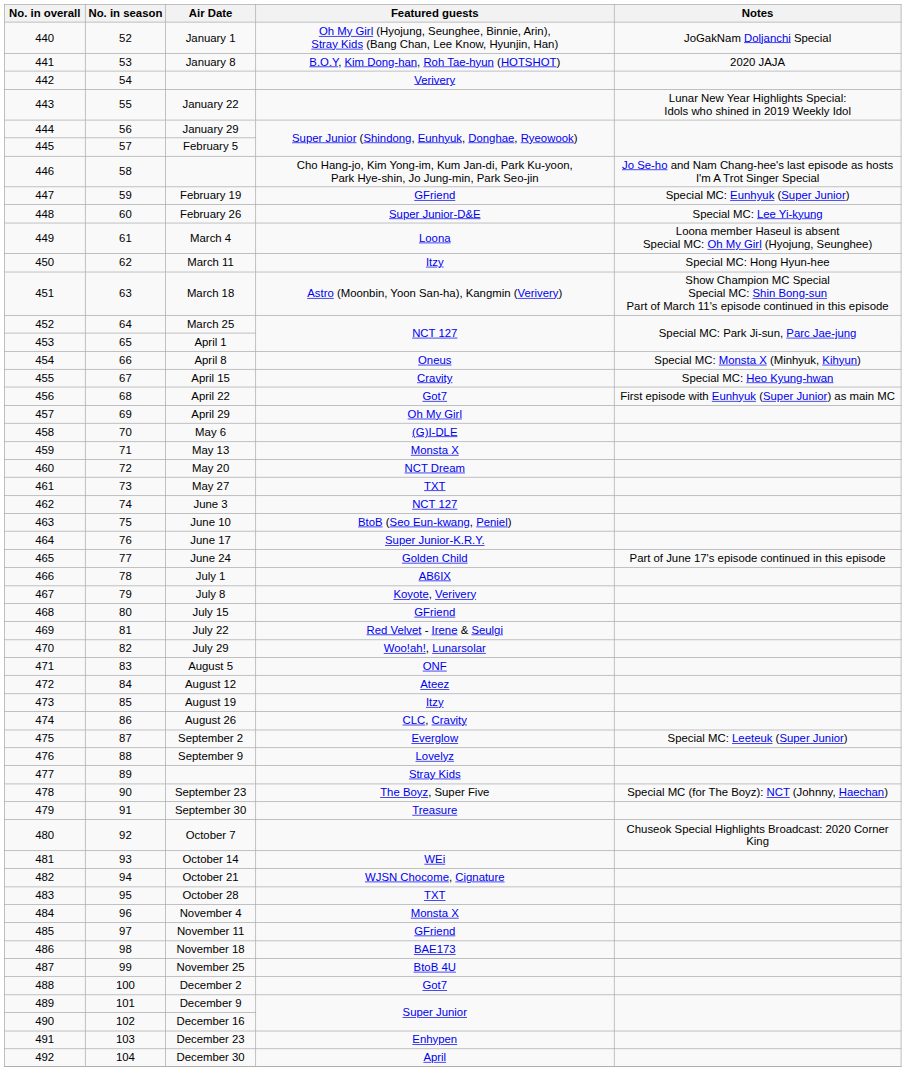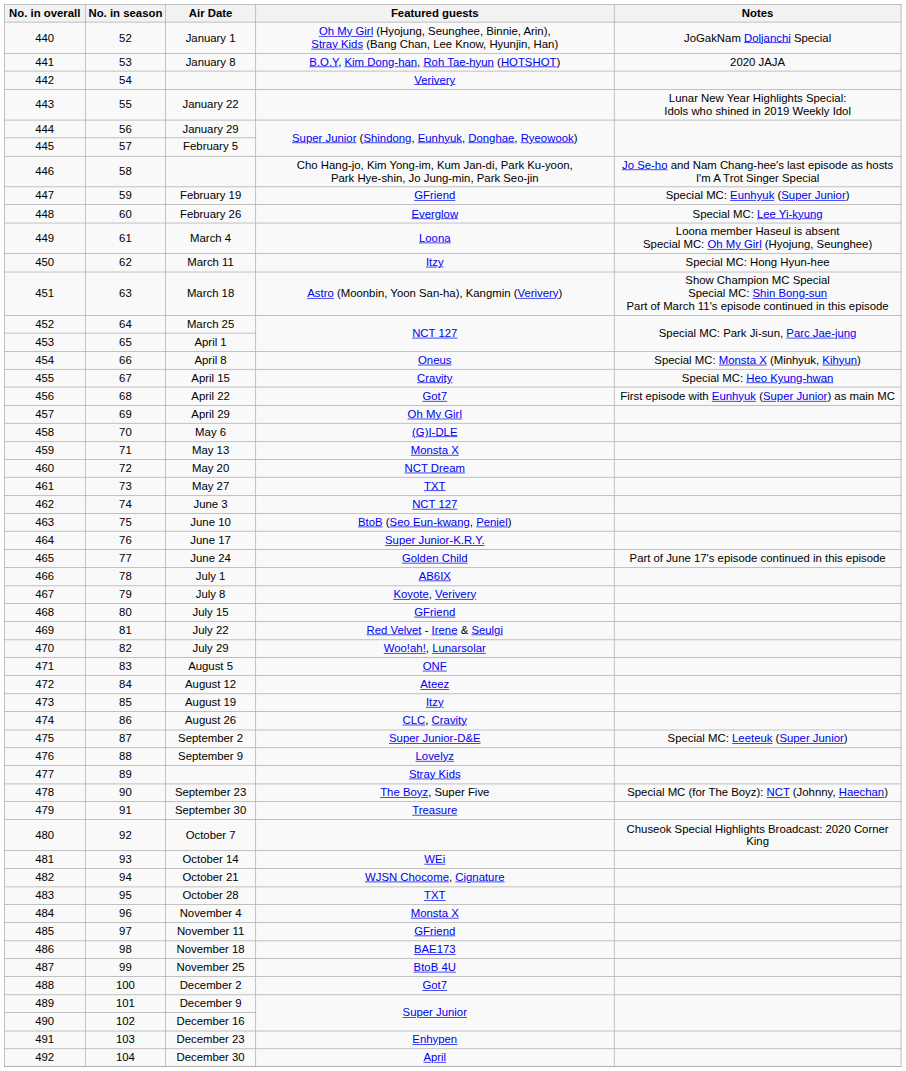(435, 213) Super Junior-D&E -> (435, 213) Everglow
(435, 738) Everglow -> (435, 738) Super Junior-D&E
